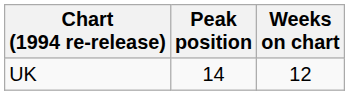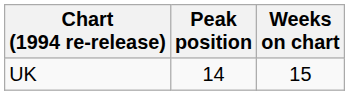(300, 74) 12 -> (300, 74) 15
